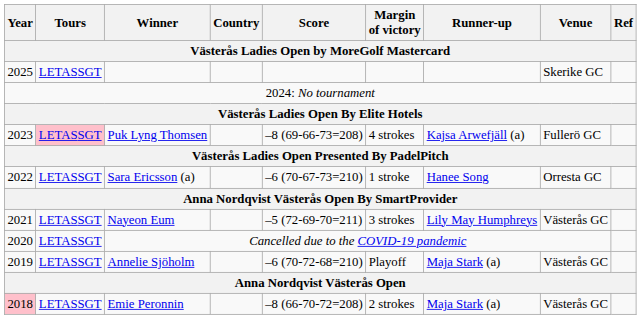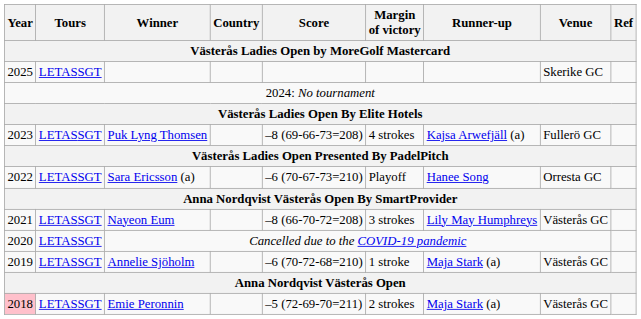(70, 135) pink background -> (70, 135) no background
(389, 177) 1 stroke -> (387, 177) Playoff
(314, 219) –5 (72-69-70=211) -> (314, 219) –8 (66-70-72=208)
(387, 261) Playoff -> (389, 261) 1 stroke
(314, 304) –8 (66-70-72=208) -> (314, 304) –5 (72-69-70=211)
